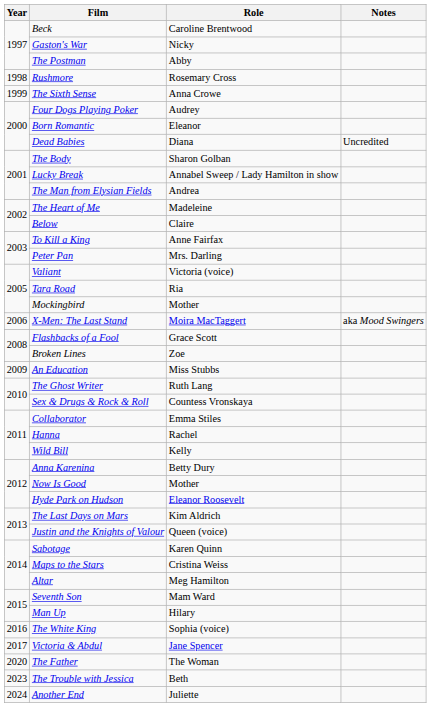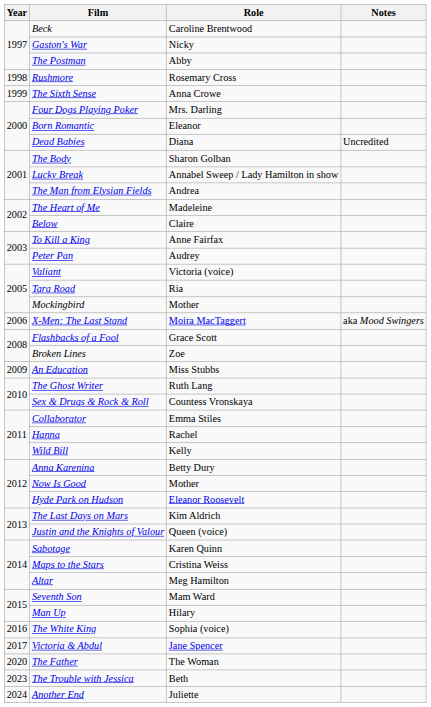(184, 110) Audrey -> (195, 110) Mrs. Darling
(195, 256) Mrs. Darling -> (184, 256) Audrey
